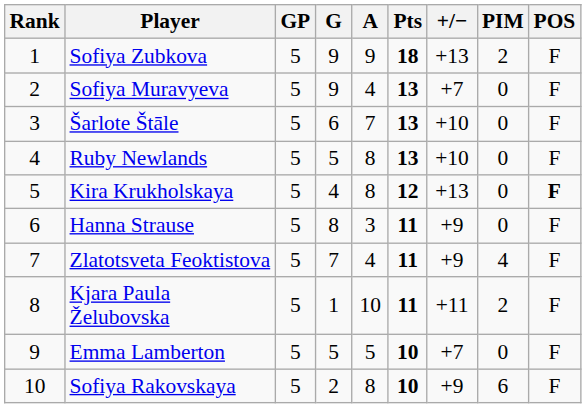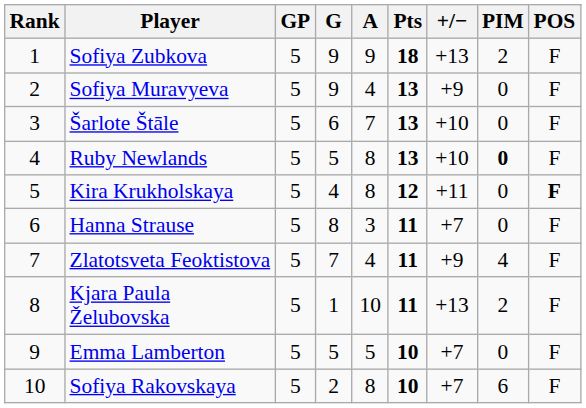(452, 89) +7 -> (452, 89) +9
(503, 157) normal -> (503, 157) bold
(452, 191) +13 -> (452, 191) +11
(452, 225) +9 -> (452, 225) +7
(452, 305) +11 -> (452, 305) +13
(452, 385) +9 -> (452, 385) +7
